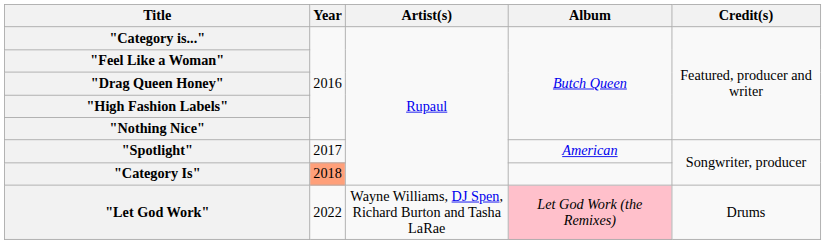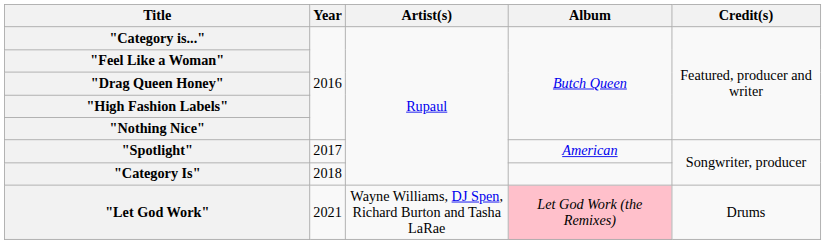(328, 173) lightsalmon background -> (328, 173) no background
(328, 212) 2022 -> (328, 212) 2021
